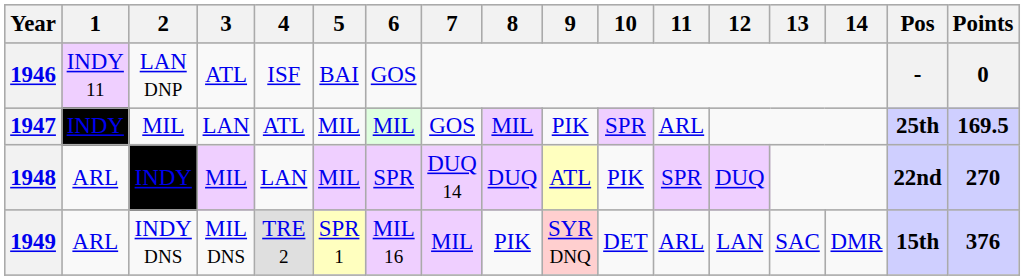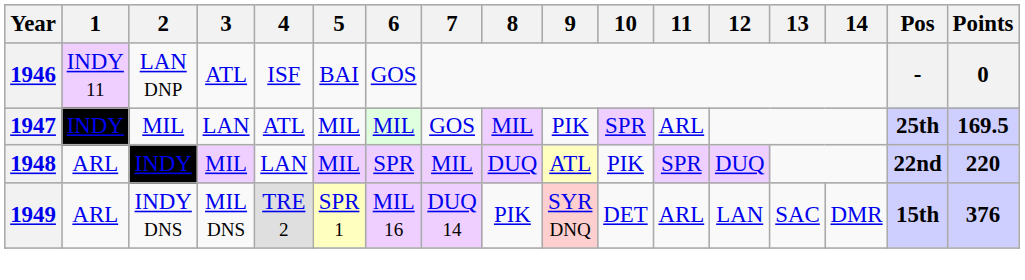(452, 177) DUQ 14 -> (452, 164) MIL
(983, 177) 270 -> (983, 164) 220
(452, 242) MIL -> (452, 215) DUQ 14
